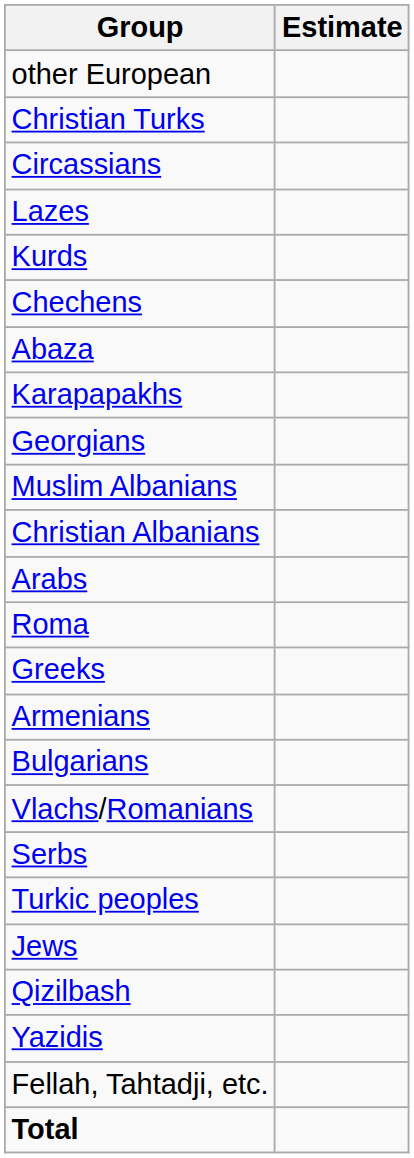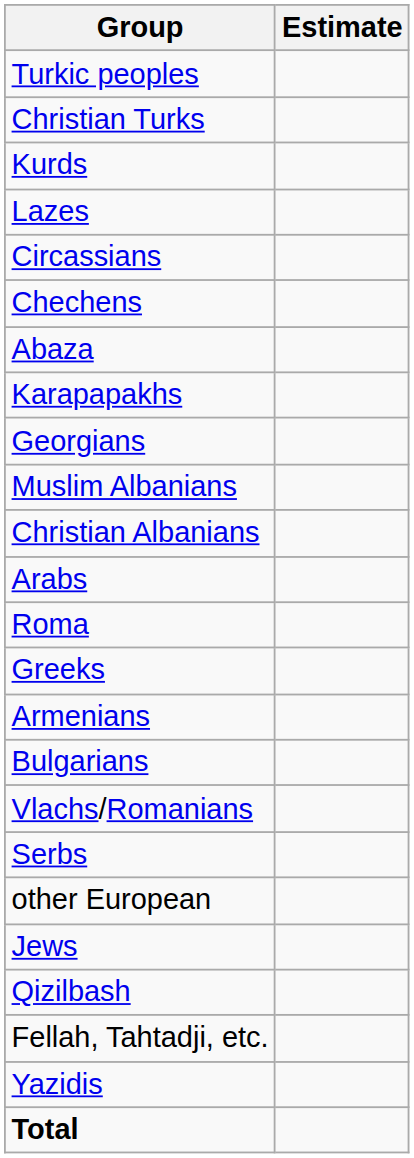rows swapped: (105, 900) <-> (111, 73)
rows swapped: (49, 257) <-> (86, 165)
rows swapped: (140, 1083) <-> (57, 1037)
